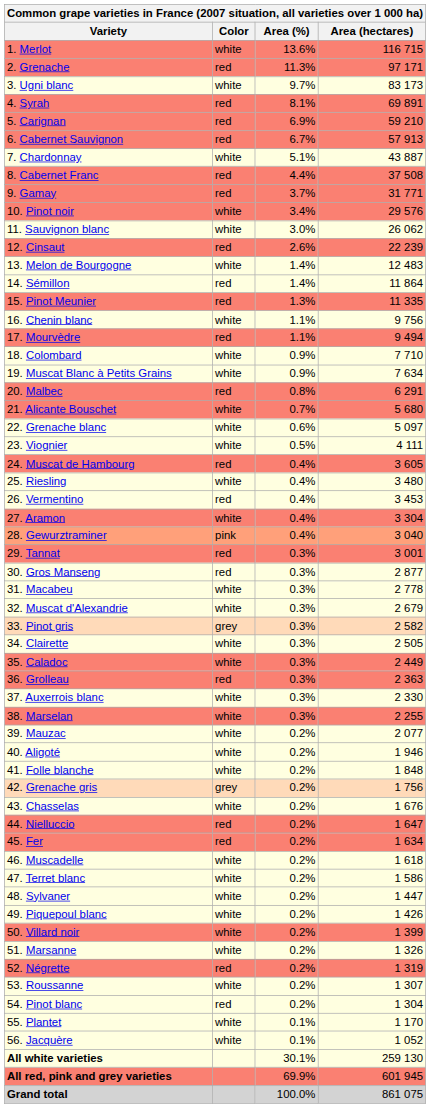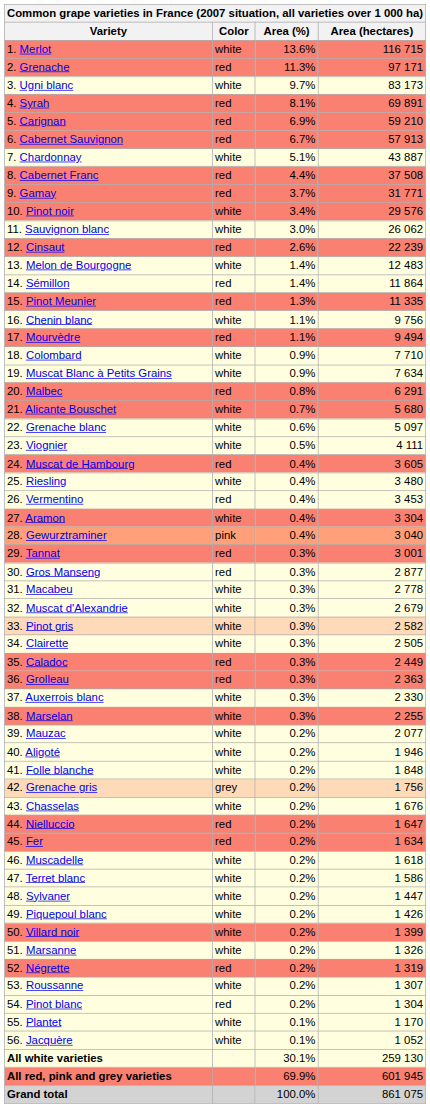(226, 626) grey -> (228, 626) white
(228, 662) white -> (223, 662) red
